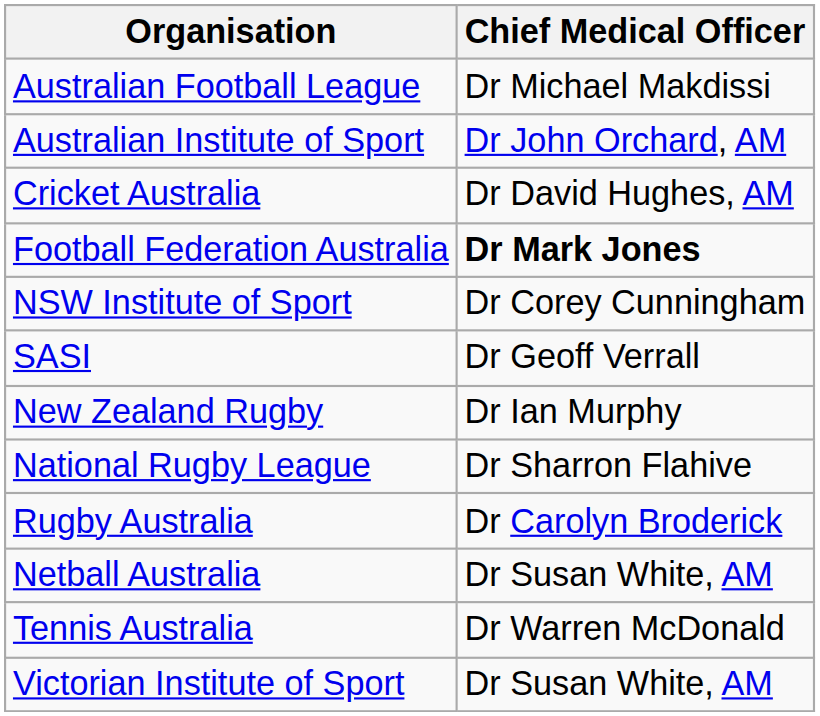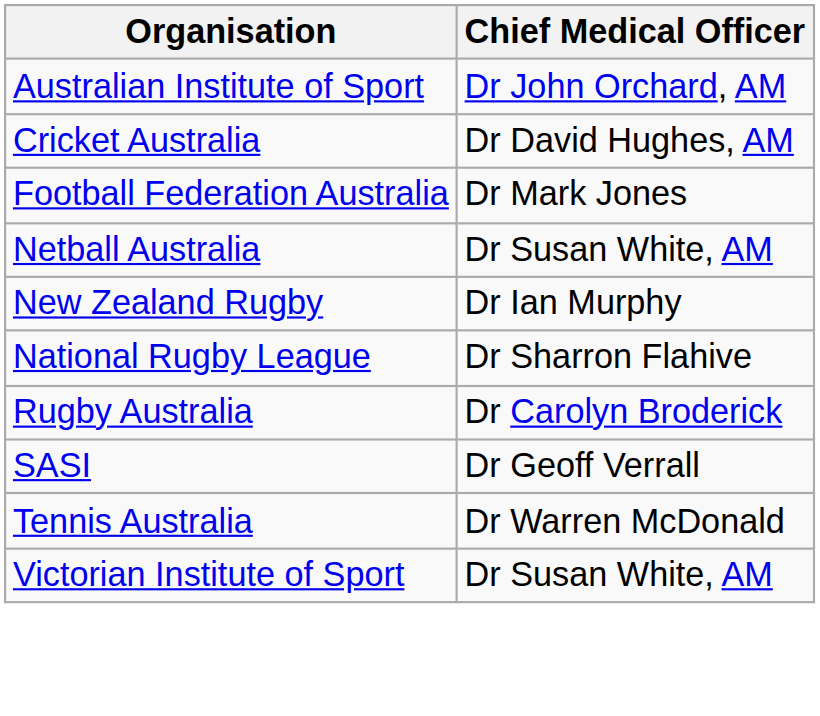- row: (217, 85)
(583, 248) bold -> (576, 194) normal
- row: (182, 303)
rows swapped: (137, 574) <-> (52, 357)
